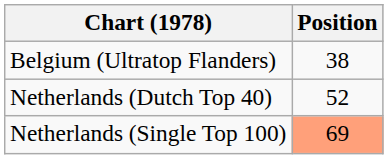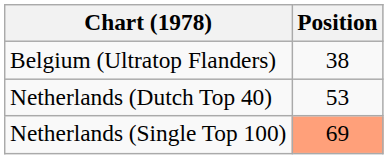(337, 97) 52 -> (337, 97) 53
